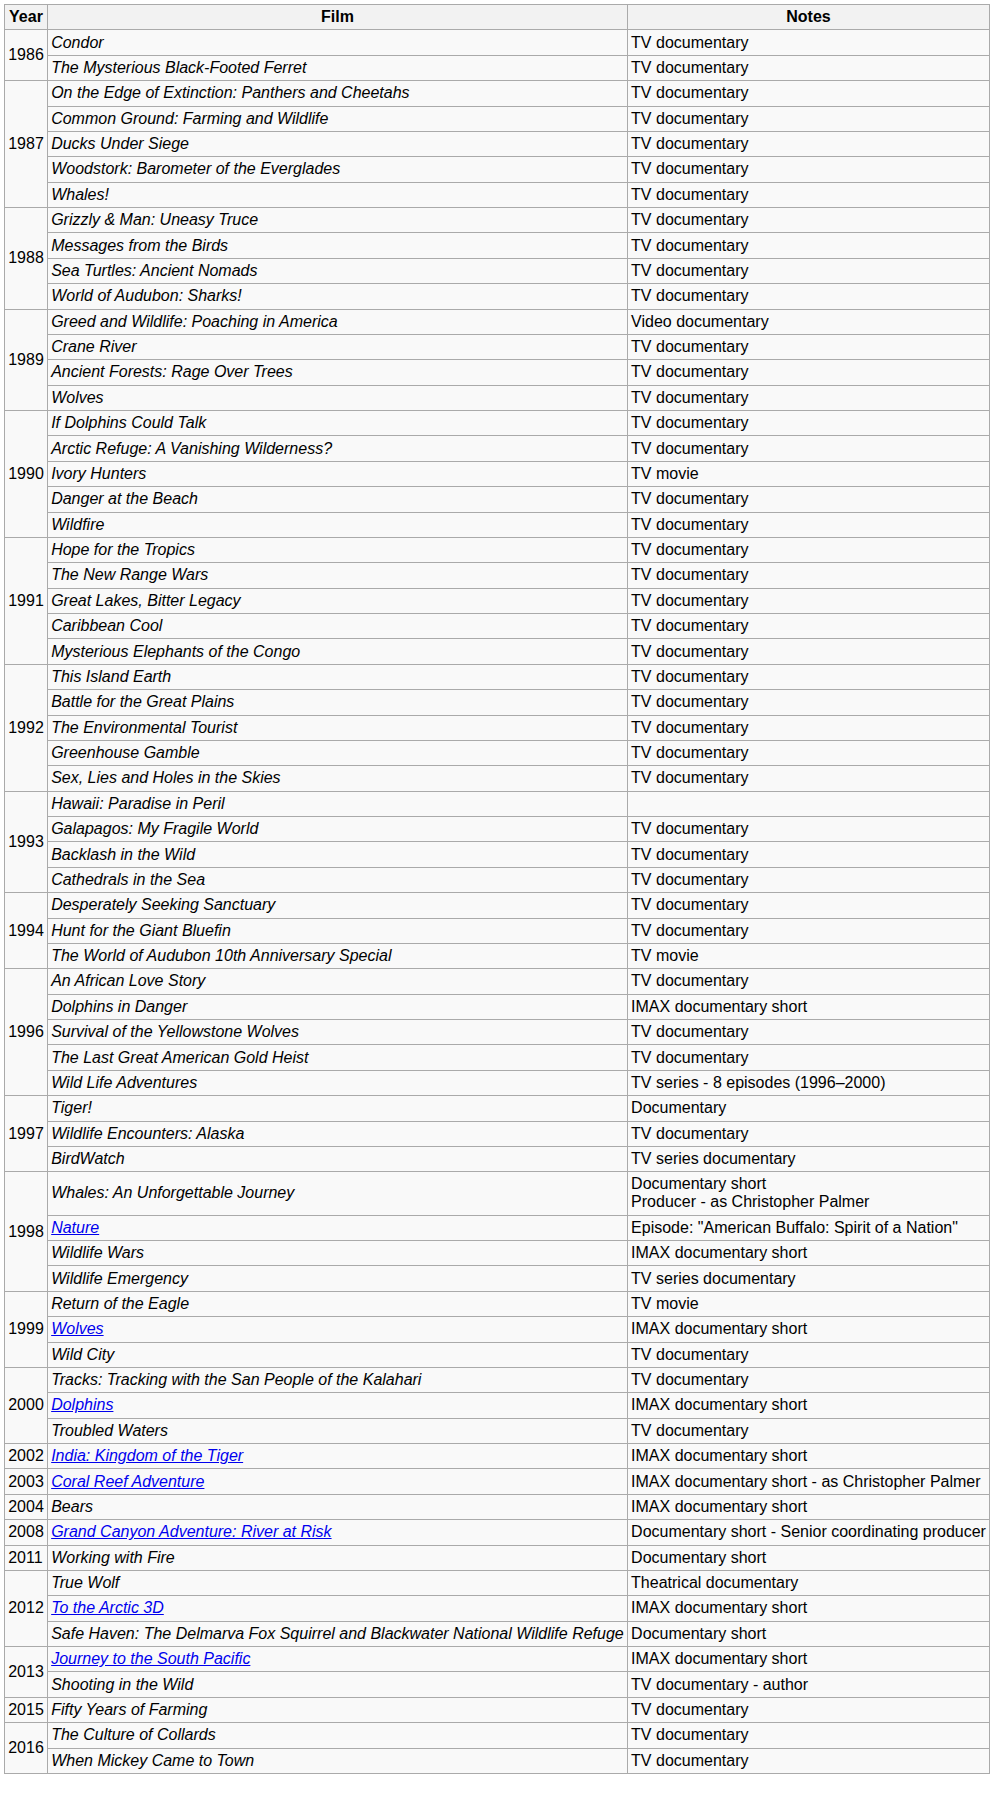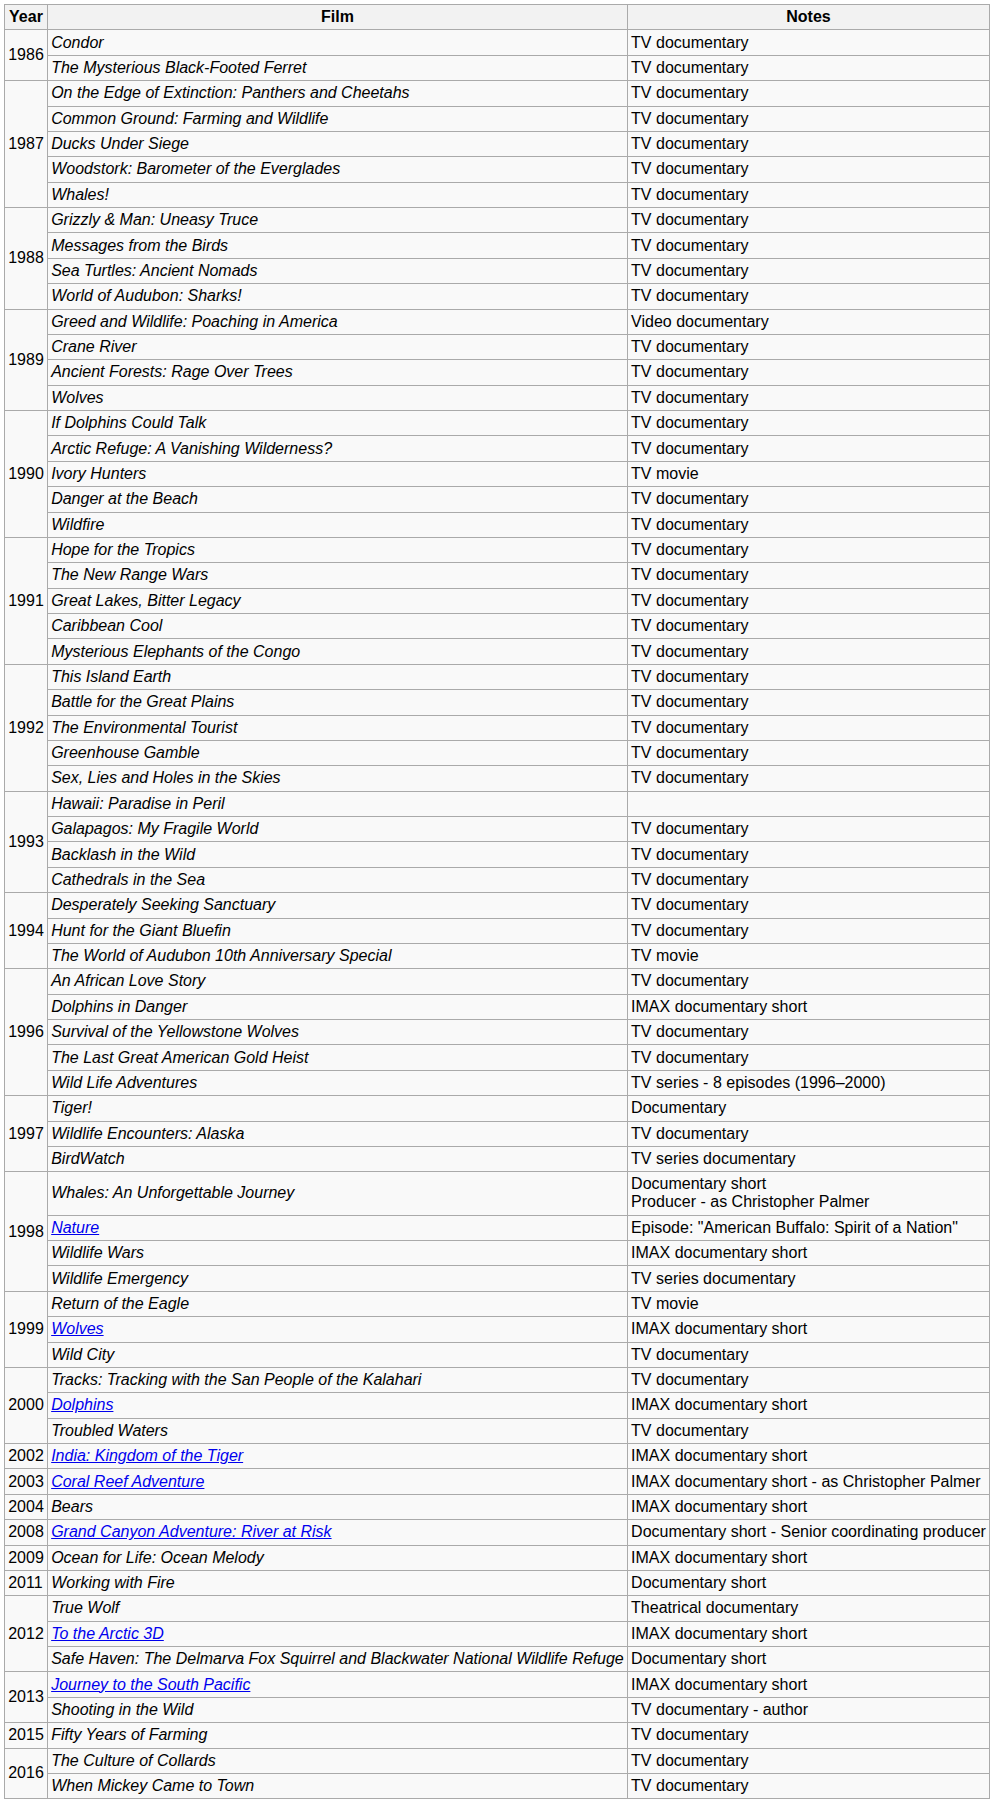+ row: (26, 1557)
